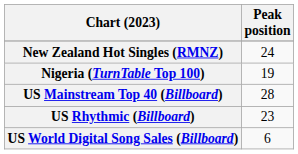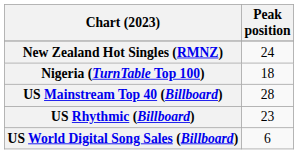(268, 73) 19 -> (268, 73) 18
